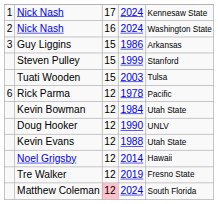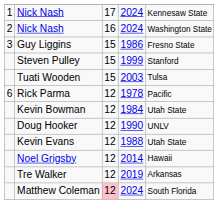(165, 45) Arkansas -> (171, 45) Fresno State
(171, 175) Fresno State -> (165, 175) Arkansas
